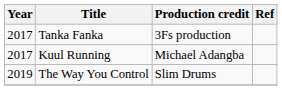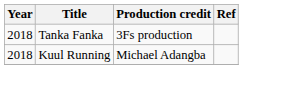(20, 34) 2017 -> (20, 34) 2018
(20, 54) 2017 -> (20, 54) 2018
- row: (94, 74)
